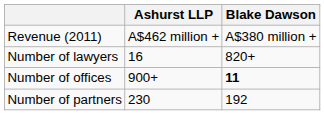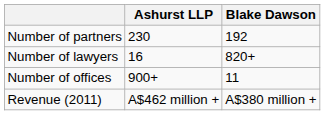rows swapped: (65, 99) <-> (55, 36)
(232, 78) bold -> (232, 78) normal
